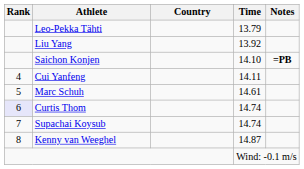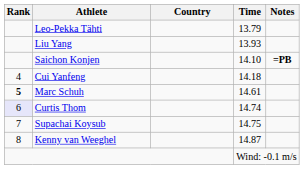(250, 44) 13.92 -> (250, 44) 13.93
(250, 76) 14.11 -> (250, 76) 14.18
(18, 92) normal -> (18, 92) bold
(250, 124) 14.74 -> (250, 124) 14.75
